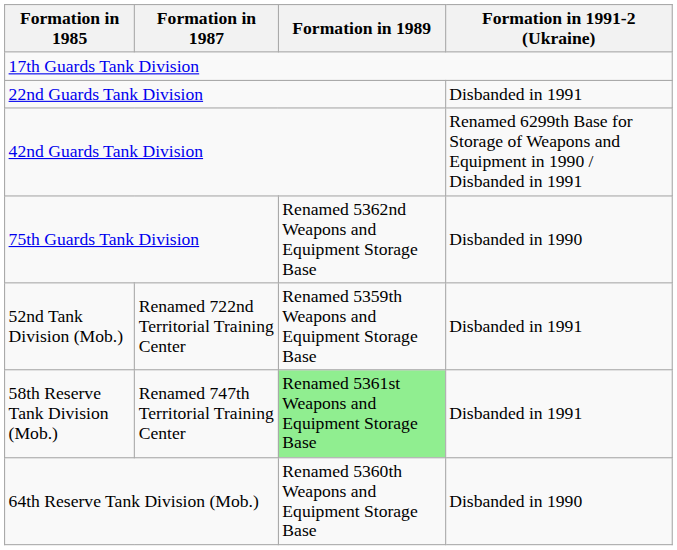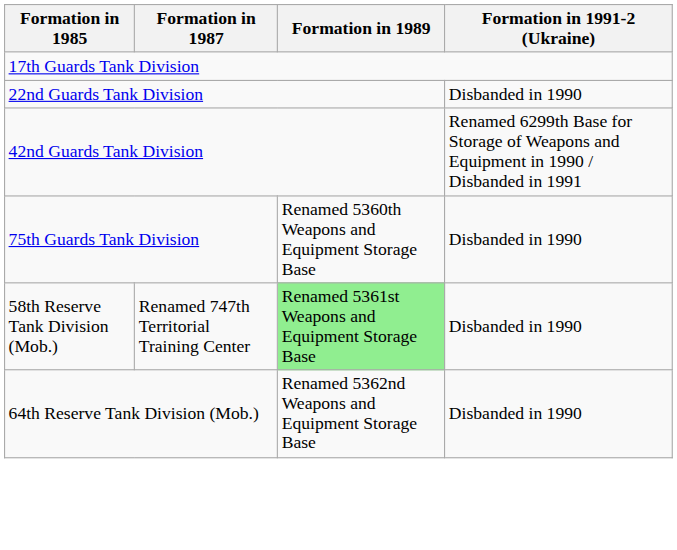(516, 94) Disbanded in 1991 -> (515, 94) Disbanded in 1990
(350, 239) Renamed 5362nd Weapons and Equipment Storage Base -> (349, 239) Renamed 5360th Weapons and Equipment Storage Base
- row: (66, 326)
(516, 413) Disbanded in 1991 -> (515, 326) Disbanded in 1990
(350, 500) Renamed 5360th Weapons and Equipment Storage Base -> (349, 413) Renamed 5362nd Weapons and Equipment Storage Base
